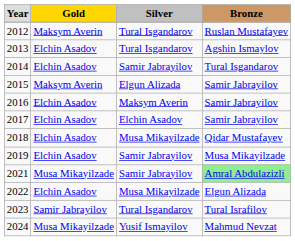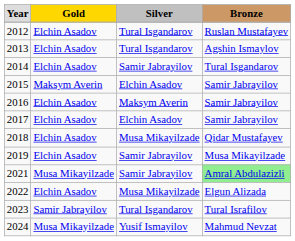(68, 31) Maksym Averin -> (65, 31) Elchin Asadov
(150, 84) Elgun Alizada -> (151, 84) Elchin Asadov
